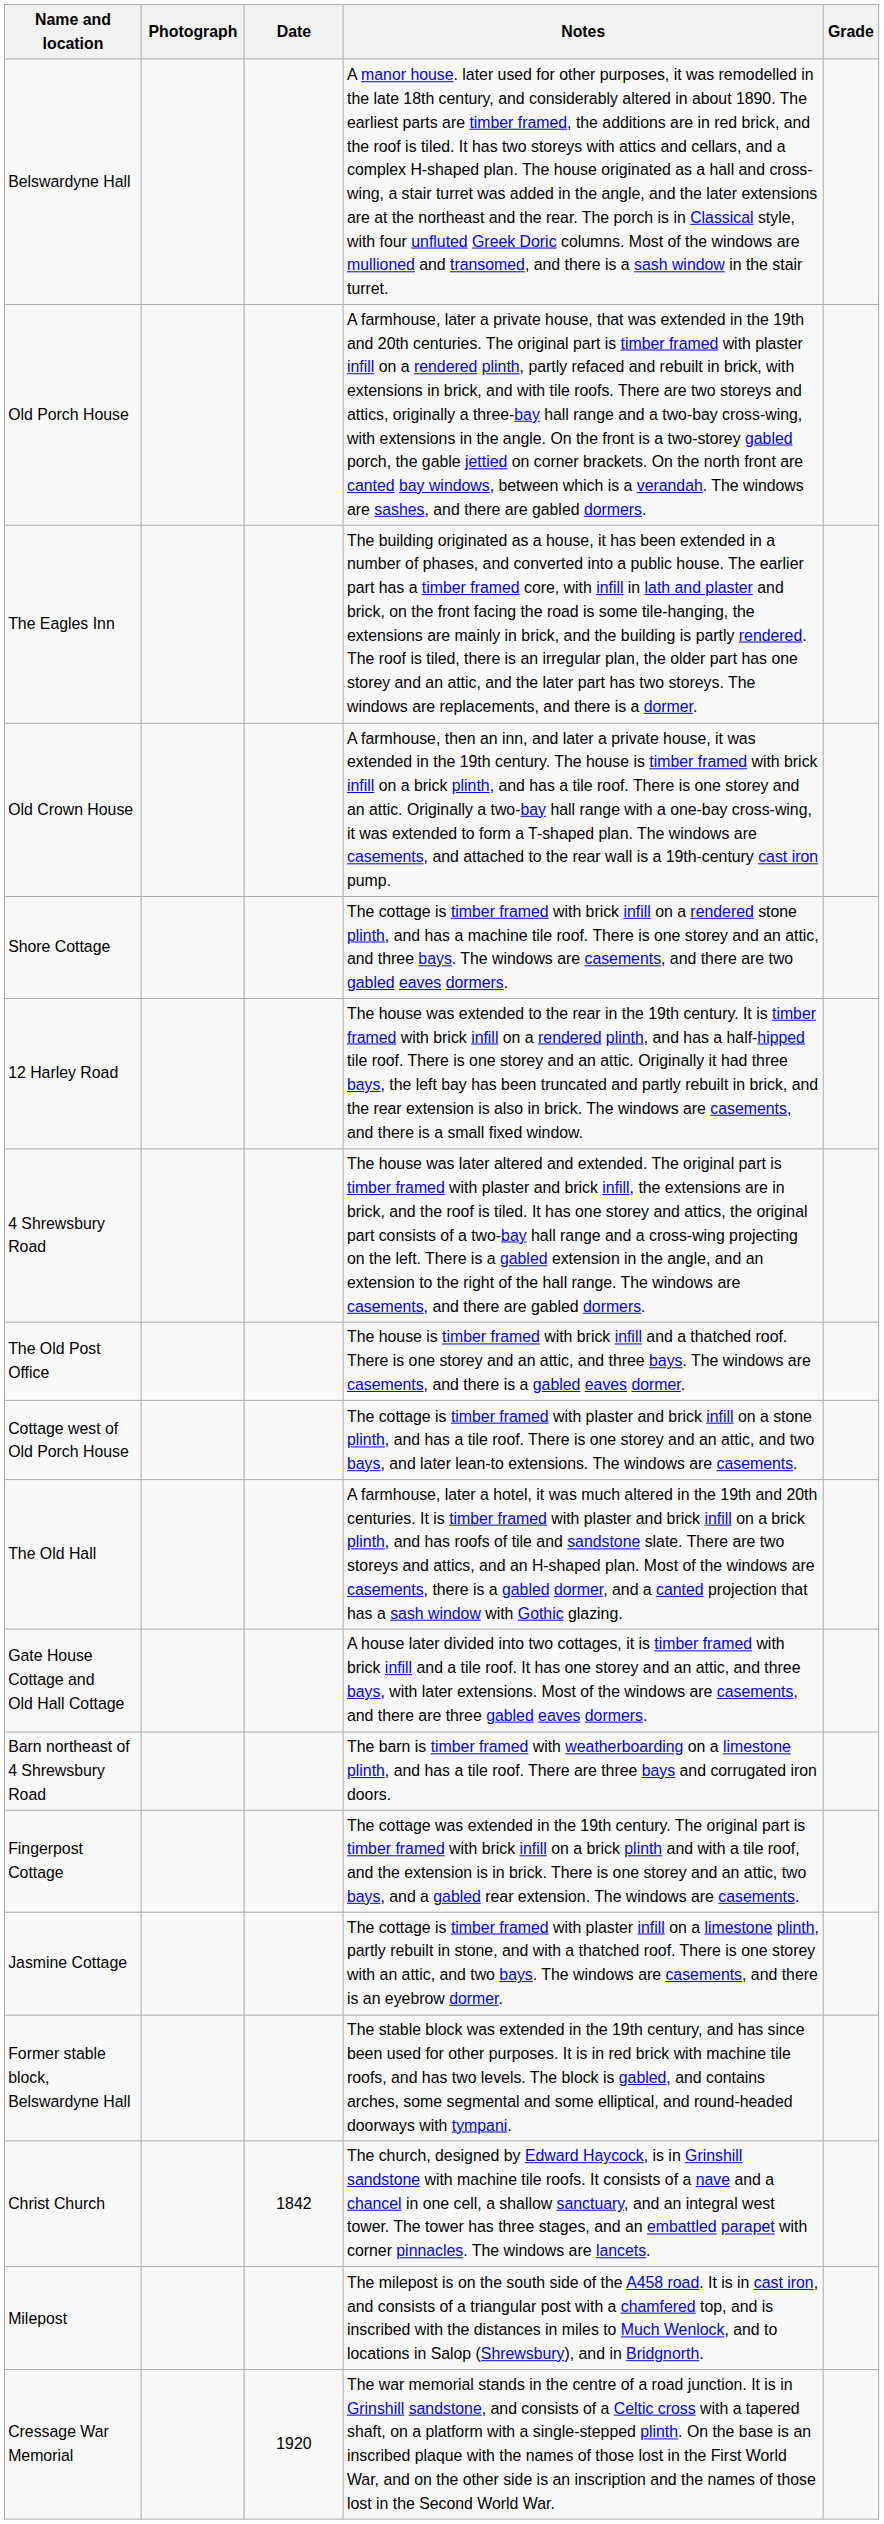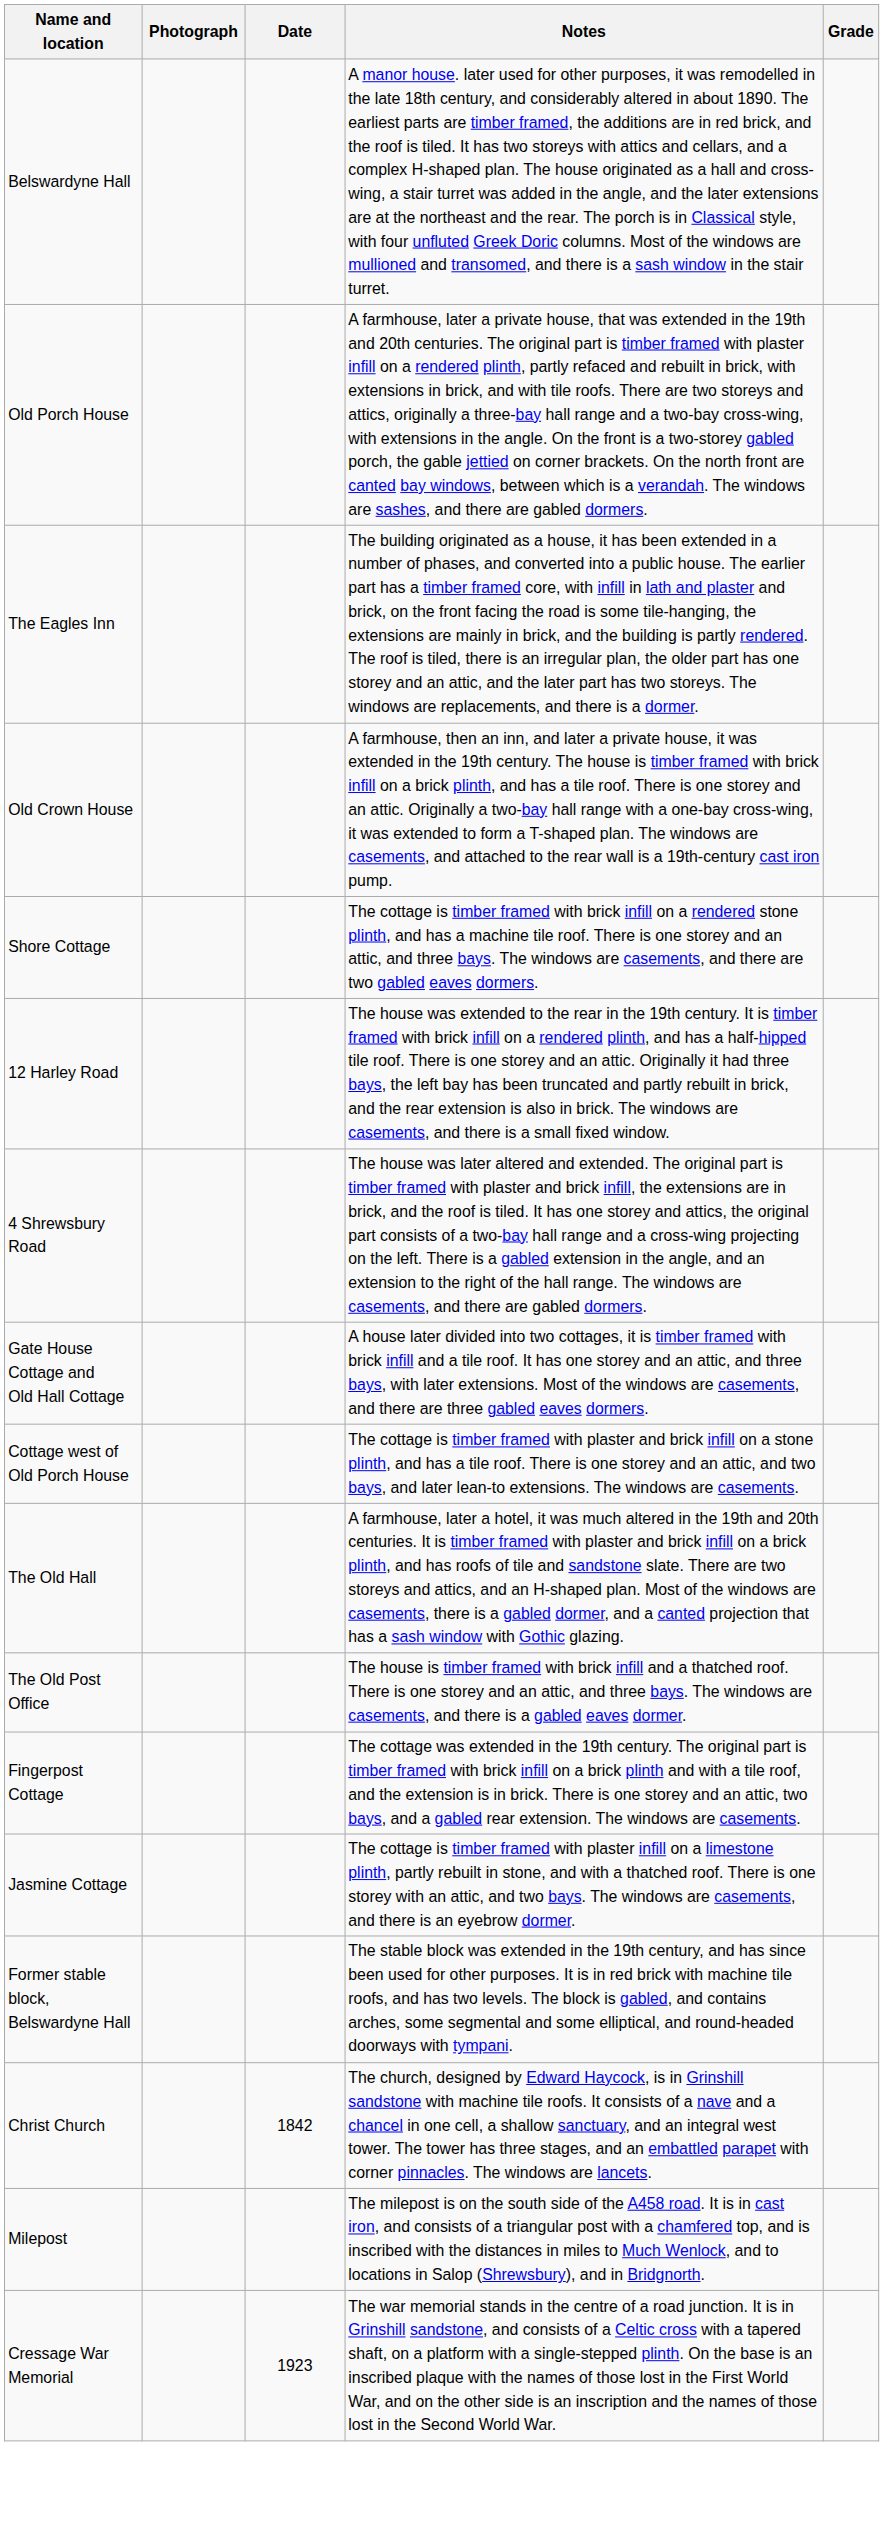rows swapped: (66, 1680) <-> (54, 1361)
- row: (69, 1770)
(294, 2444) 1920 -> (295, 2365) 1923
